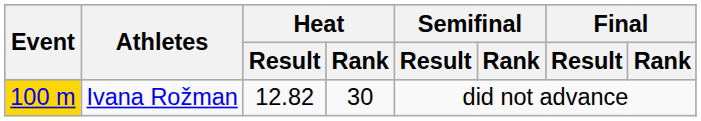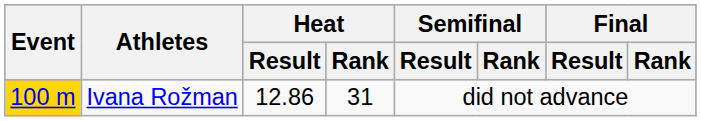(285, 98) 12.82 -> (285, 98) 12.86
(360, 98) 30 -> (360, 98) 31
